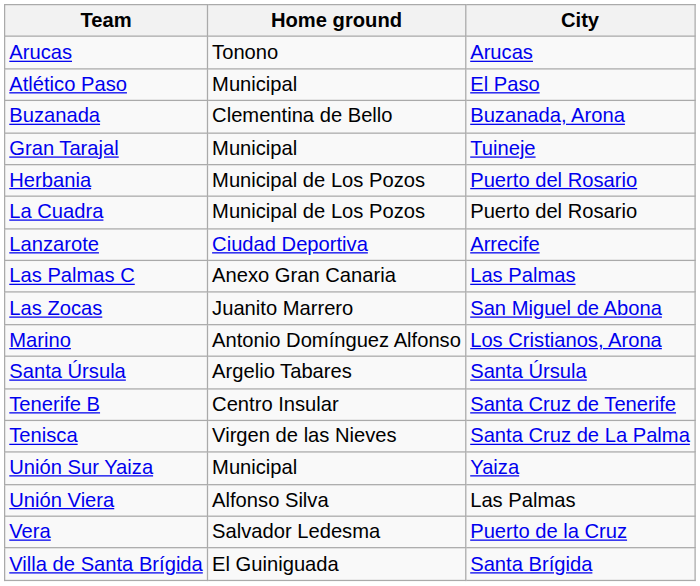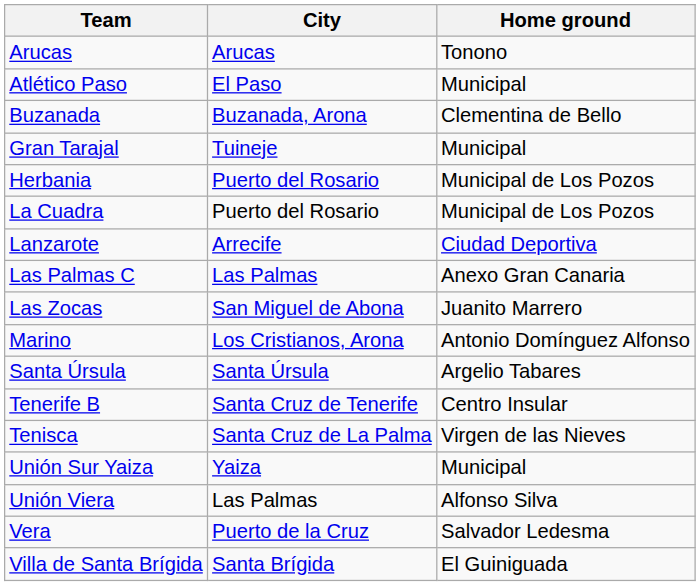columns swapped: (580, 20) <-> (337, 20)
